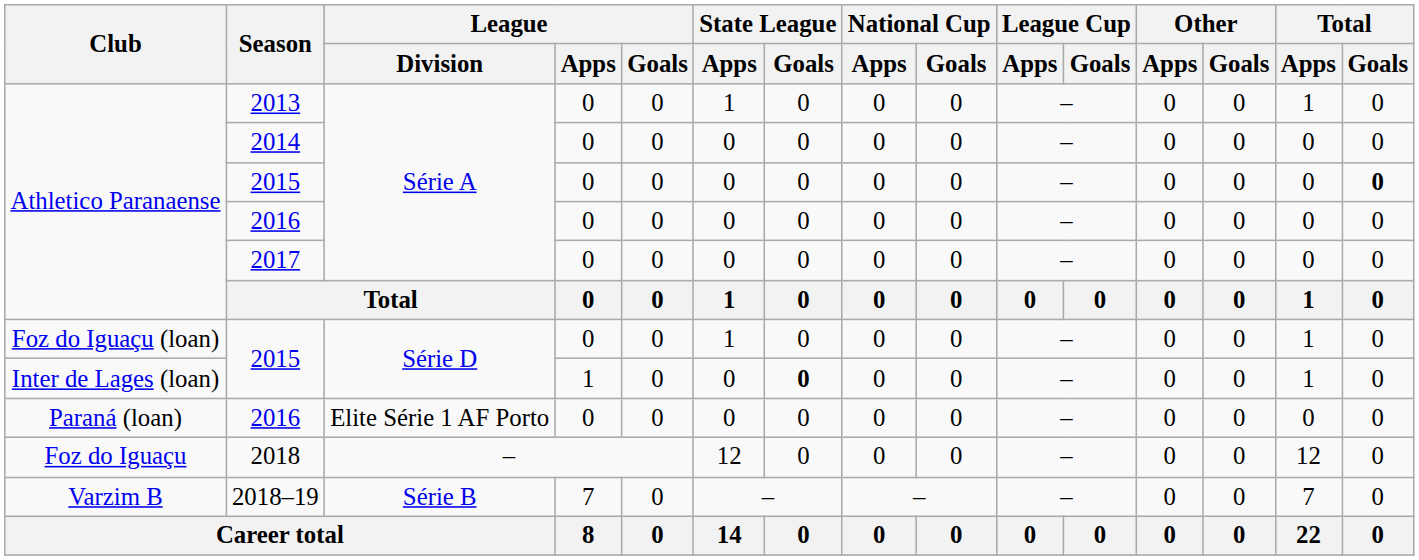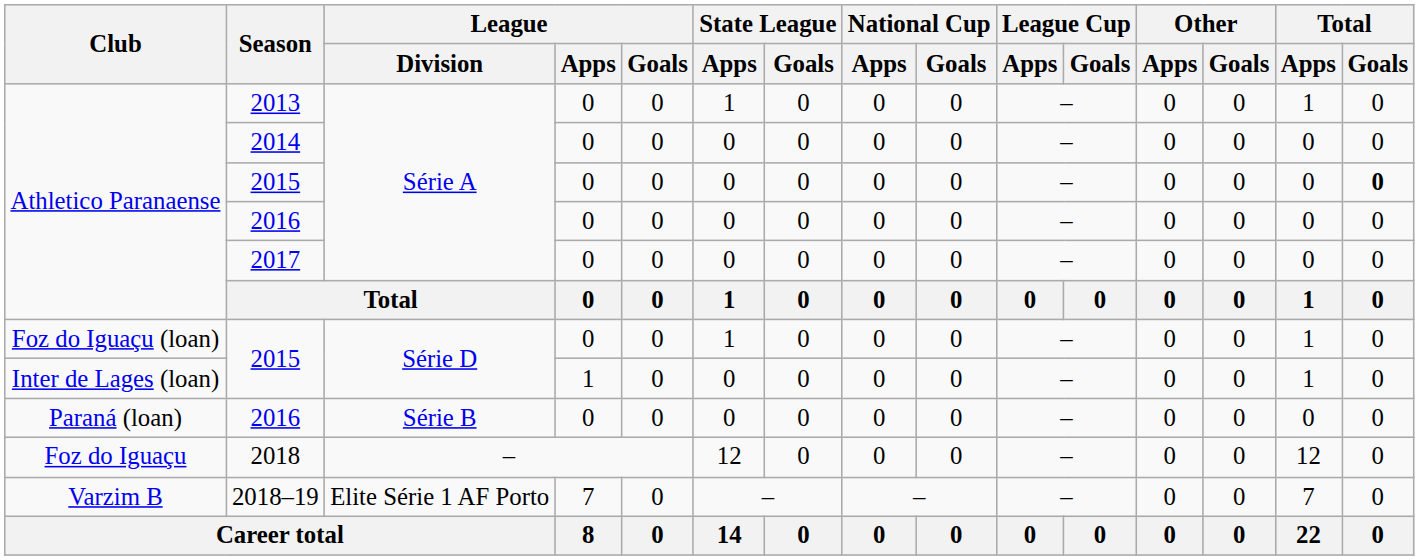(804, 378) bold -> (804, 378) normal
(440, 417) Elite Série 1 AF Porto -> (440, 417) Série B
(440, 496) Série B -> (440, 496) Elite Série 1 AF Porto
